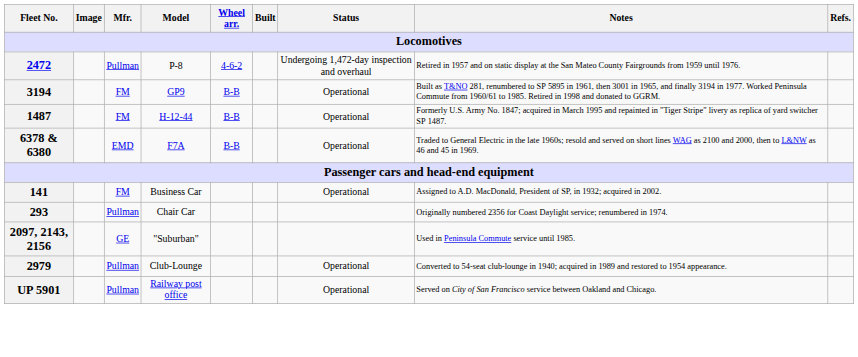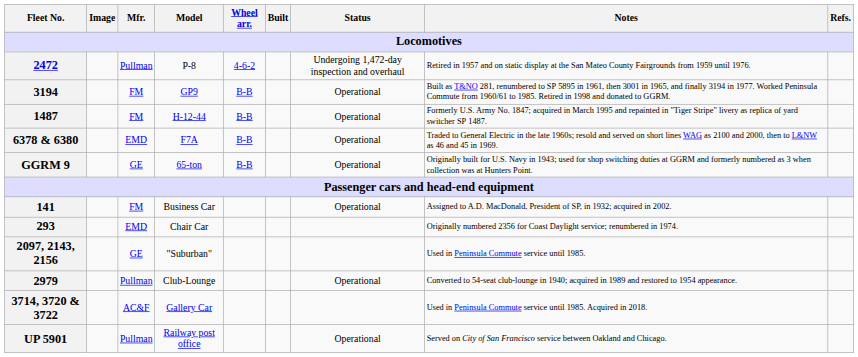+ row: (46, 165)
(123, 212) Pullman -> (136, 227) EMD
+ row: (46, 308)
